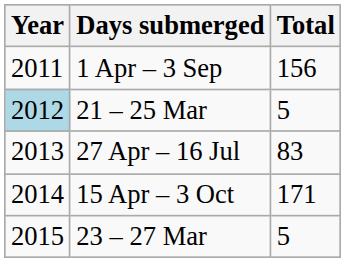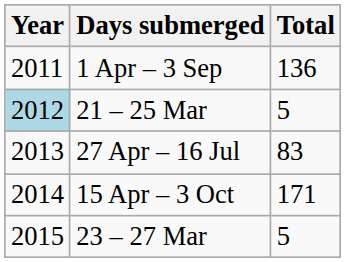(297, 67) 156 -> (297, 67) 136
